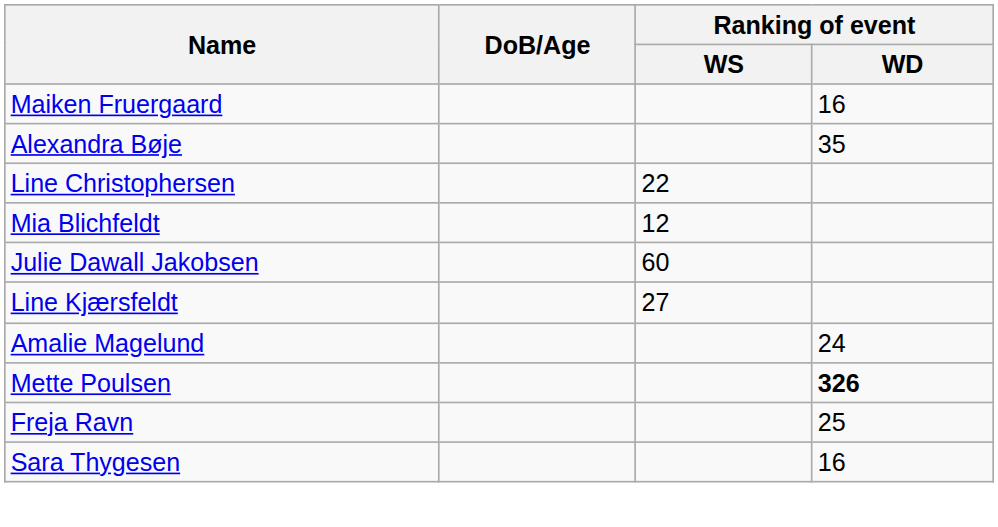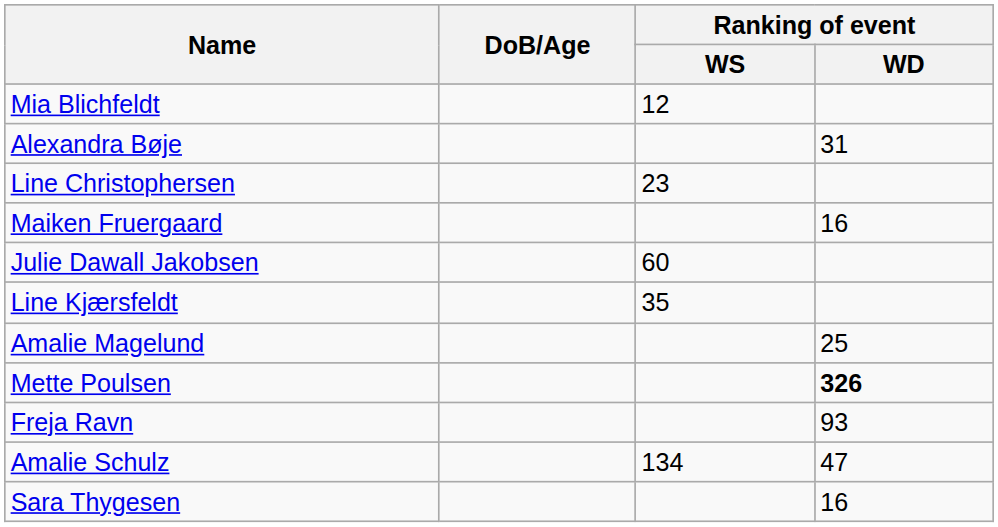rows swapped: (85, 223) <-> (117, 104)
(832, 144) 35 -> (834, 144) 31
(656, 184) 22 -> (656, 184) 23
(656, 303) 27 -> (656, 303) 35
(832, 342) 24 -> (834, 342) 25
(832, 422) 25 -> (834, 422) 93
+ row: (90, 462)
